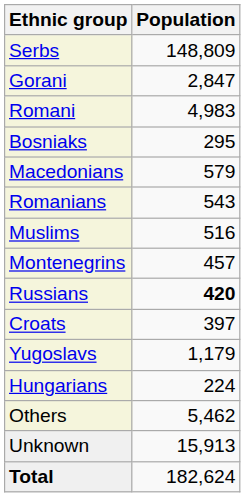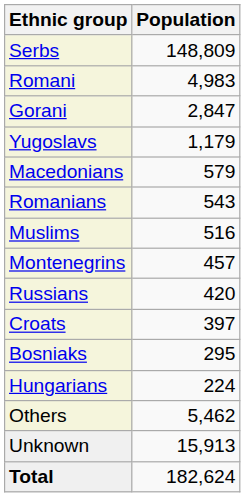rows swapped: (42, 111) <-> (38, 80)
rows swapped: (53, 354) <-> (48, 141)
(219, 293) bold -> (219, 293) normal
